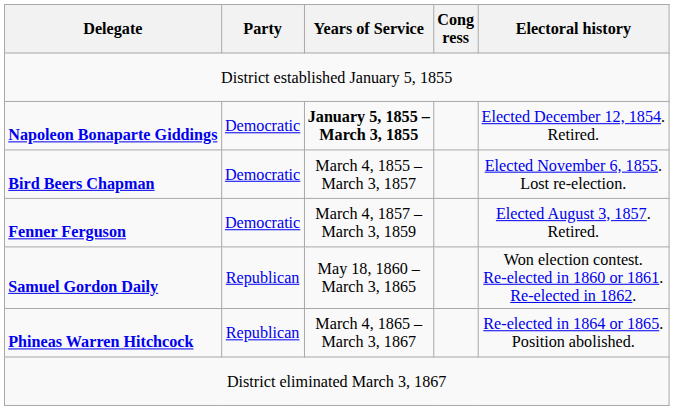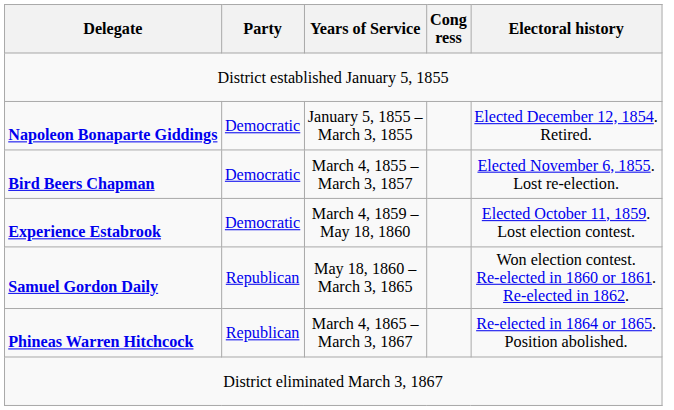(369, 125) bold -> (365, 125) normal
- row: (67, 231)
+ row: (85, 231)
